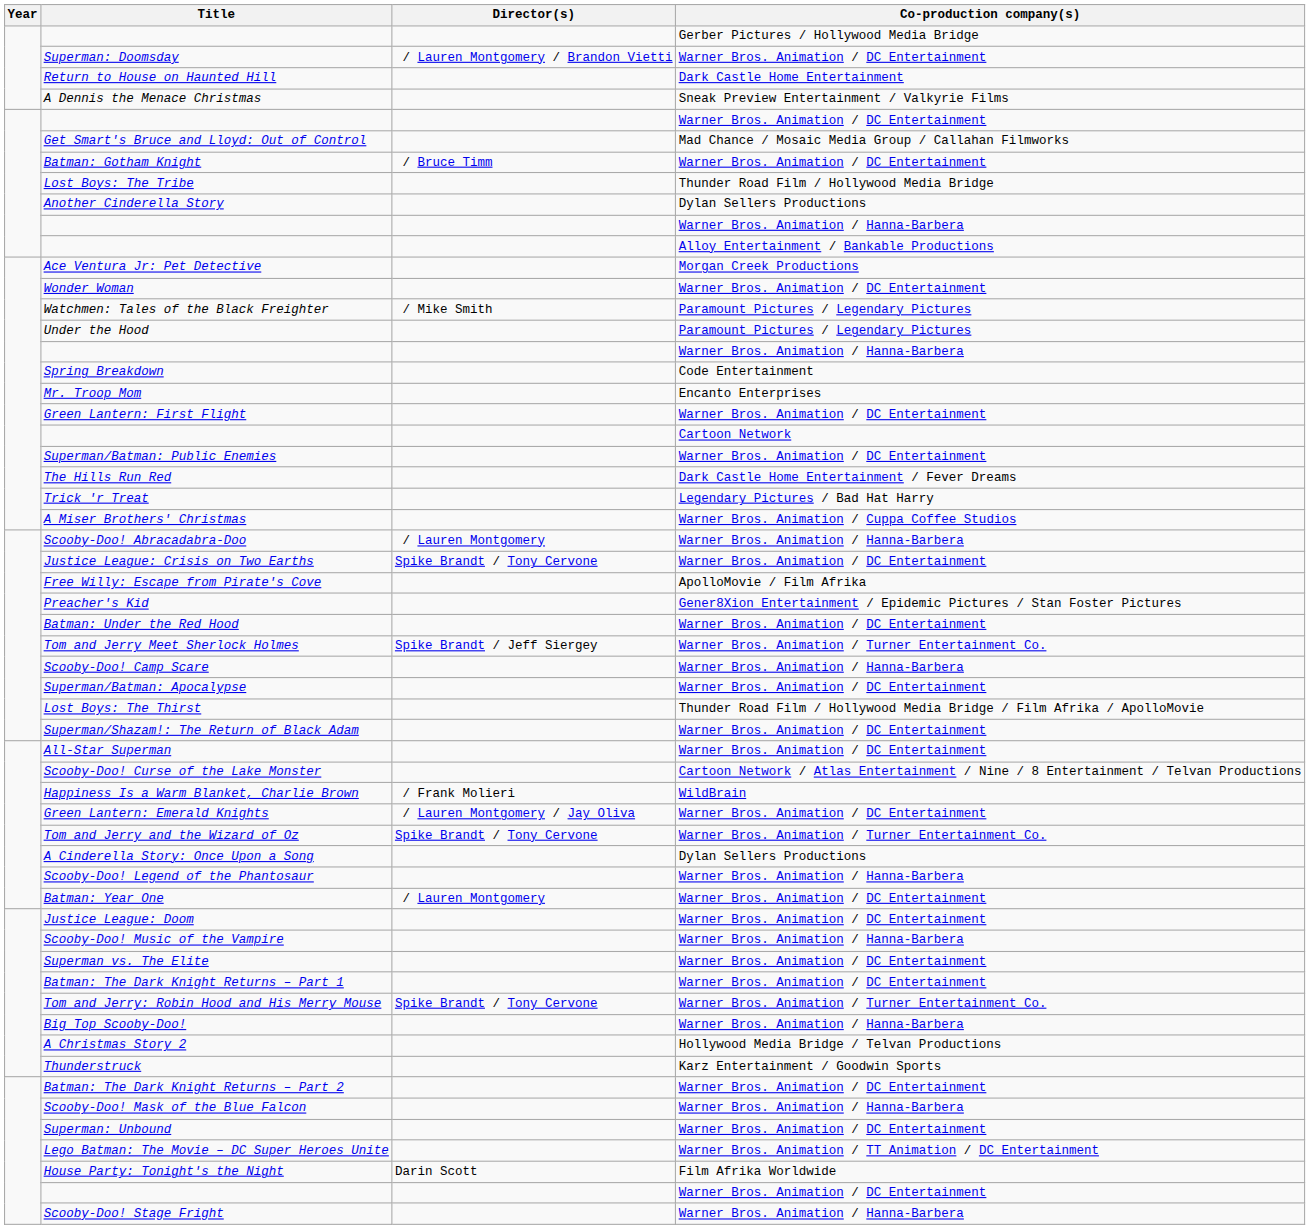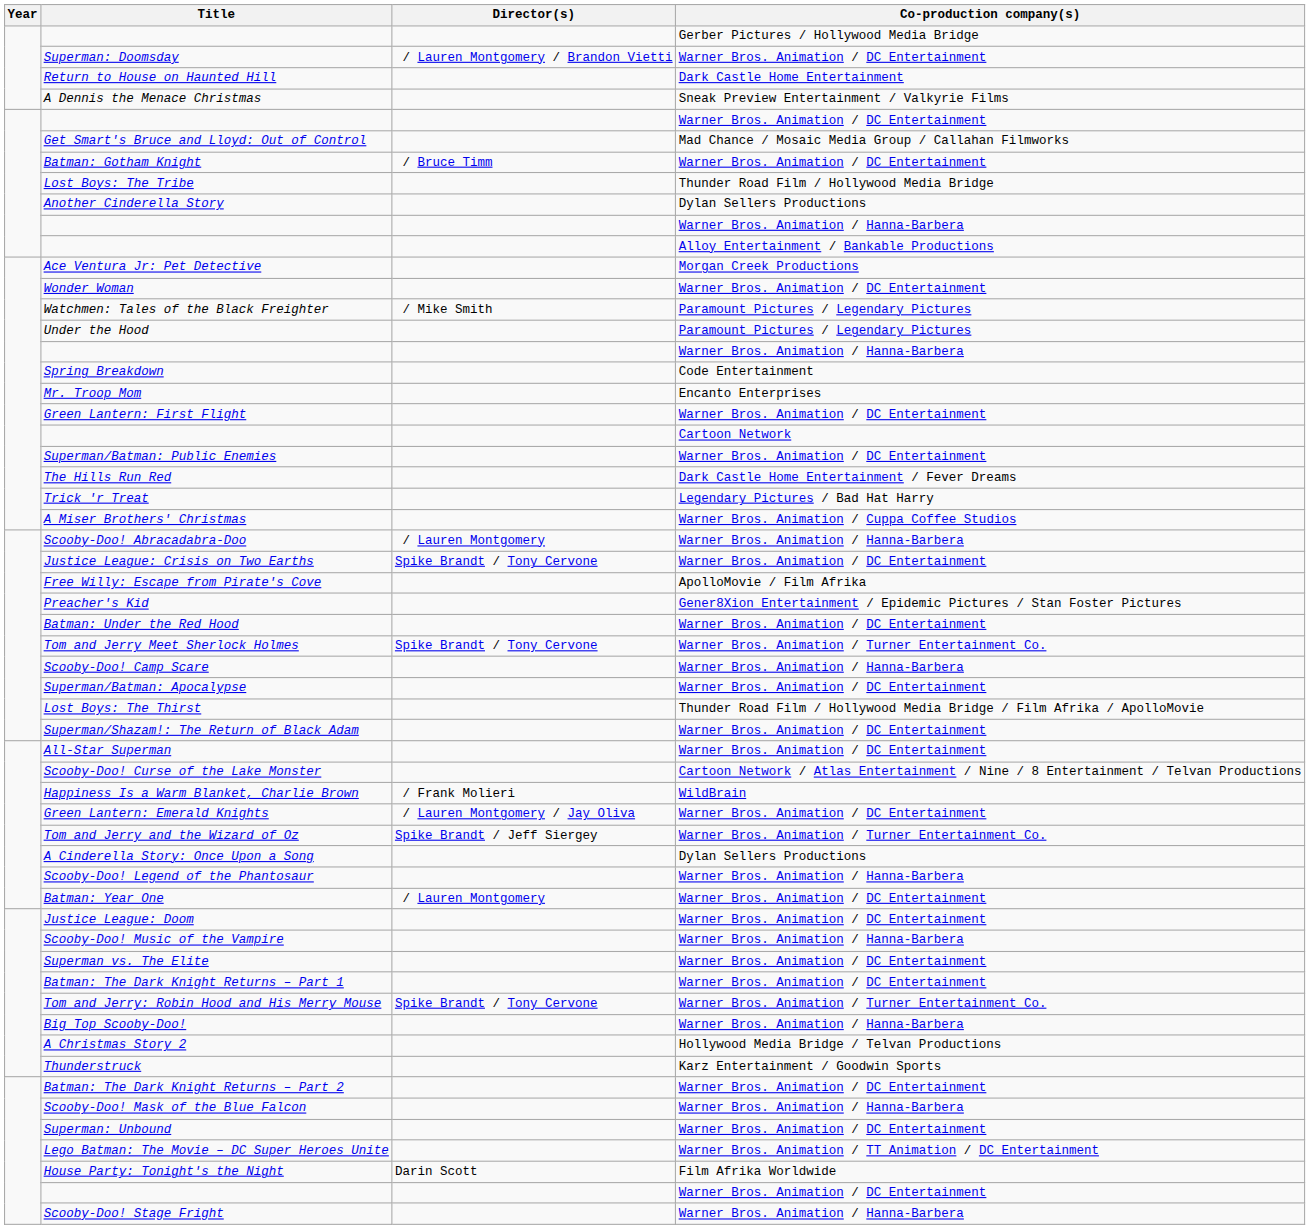(496, 646) Spike Brandt / Jeff Siergey -> (496, 646) Spike Brandt / Tony Cervone
(496, 835) Spike Brandt / Tony Cervone -> (496, 835) Spike Brandt / Jeff Siergey
